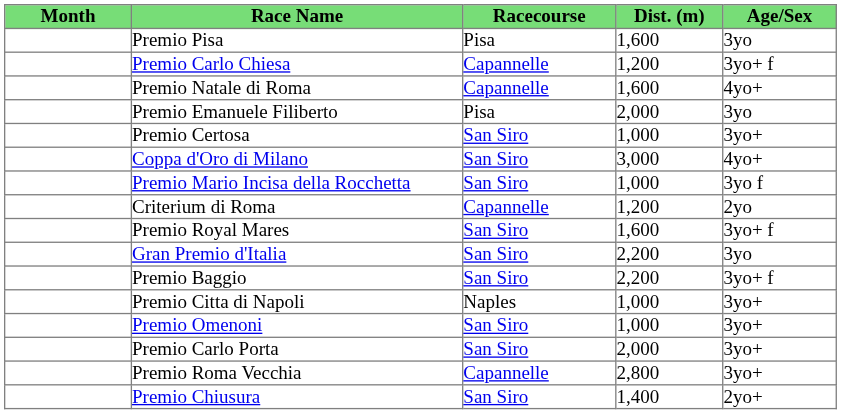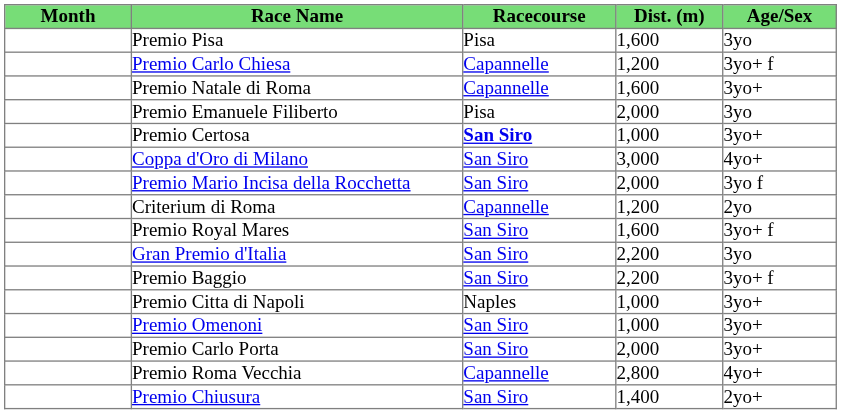(743, 87) 4yo+ -> (743, 87) 3yo+
(496, 135) normal -> (498, 135) bold
(638, 182) 1,000 -> (638, 182) 2,000
(743, 372) 3yo+ -> (743, 372) 4yo+
